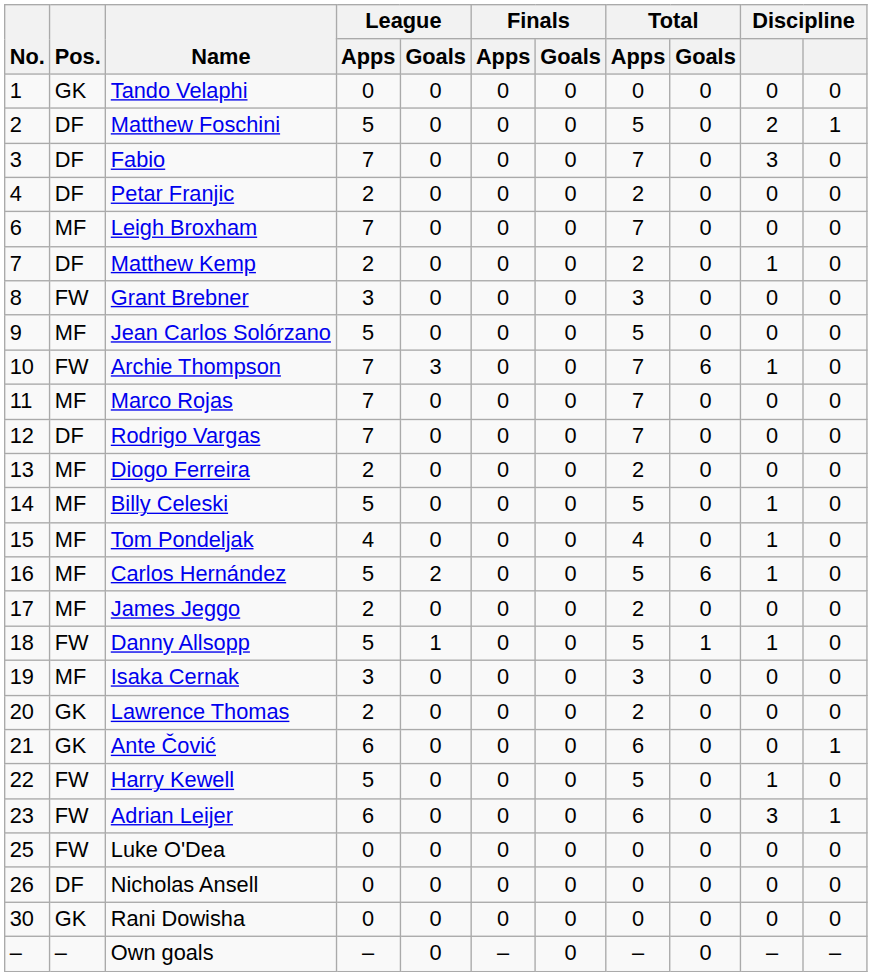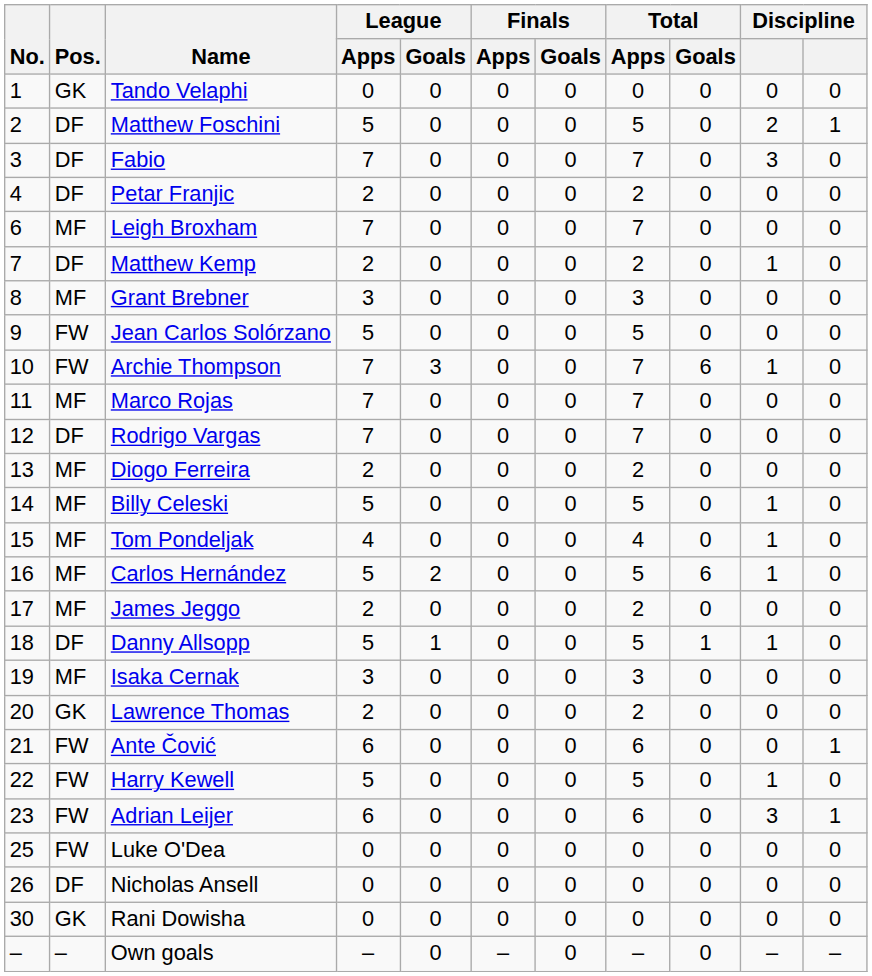(72, 297) FW -> (71, 297) MF
(71, 332) MF -> (72, 332) FW
(72, 642) FW -> (69, 642) DF
(71, 746) GK -> (72, 746) FW
